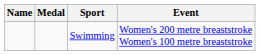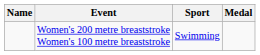columns swapped: (51, 13) <-> (186, 13)
